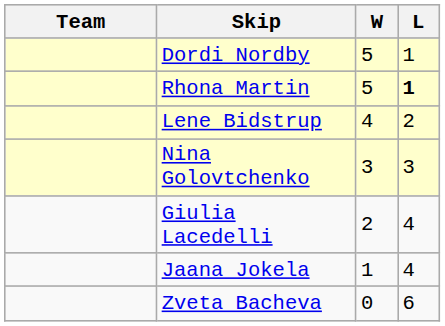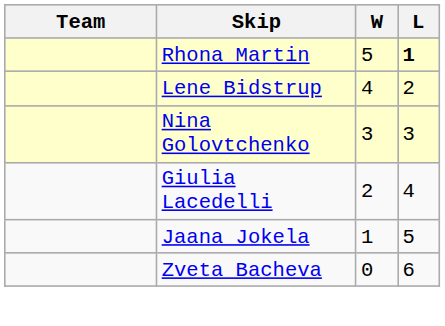- row: (236, 55)
(409, 270) 4 -> (409, 236) 5
